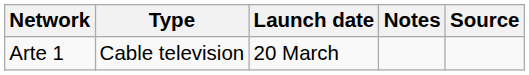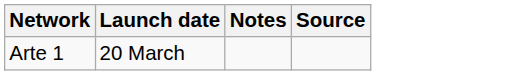- column: (172, 20)
